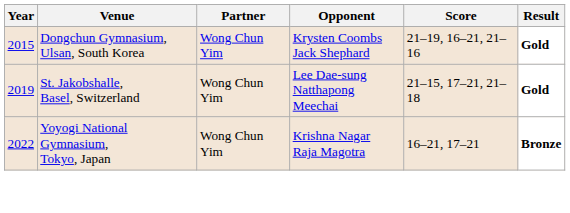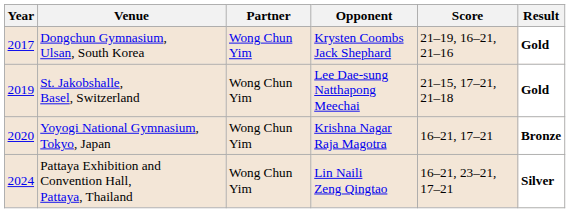(21, 45) 2015 -> (21, 45) 2017
(21, 143) 2022 -> (21, 136) 2020
+ row: (101, 181)
